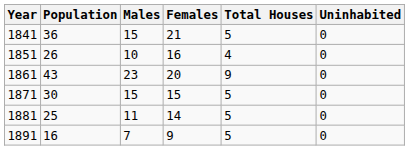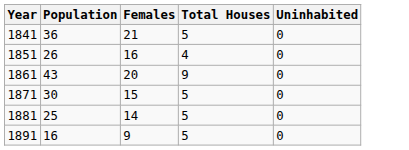- column: (142, 15)
